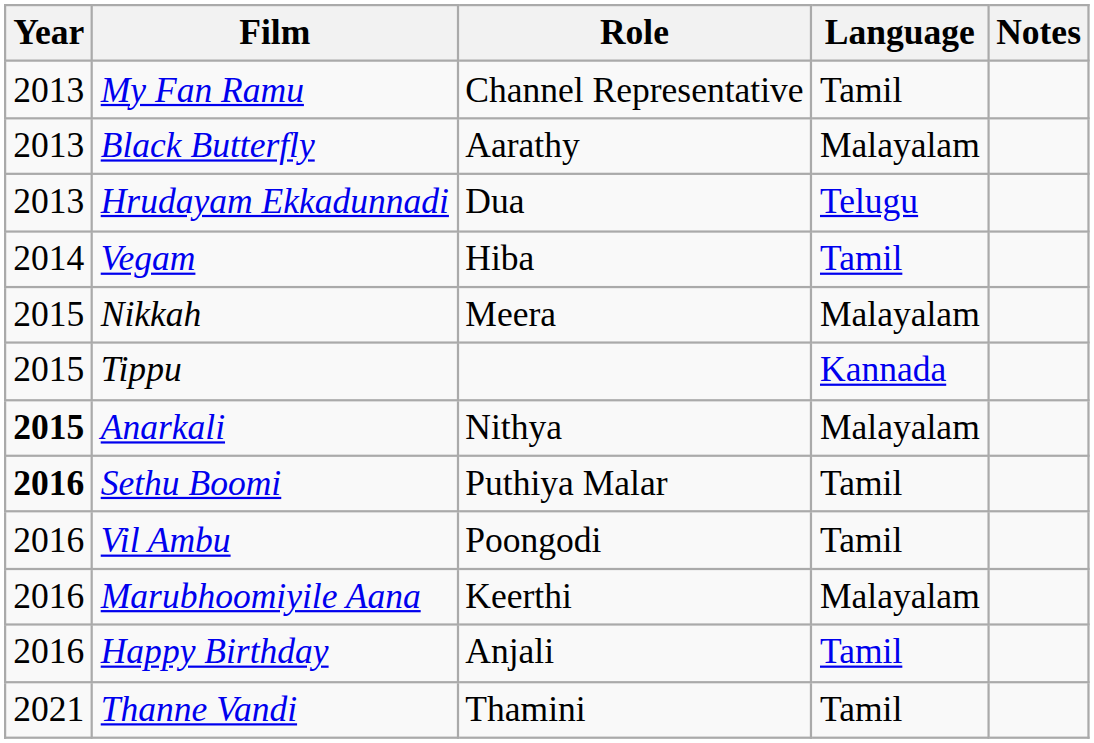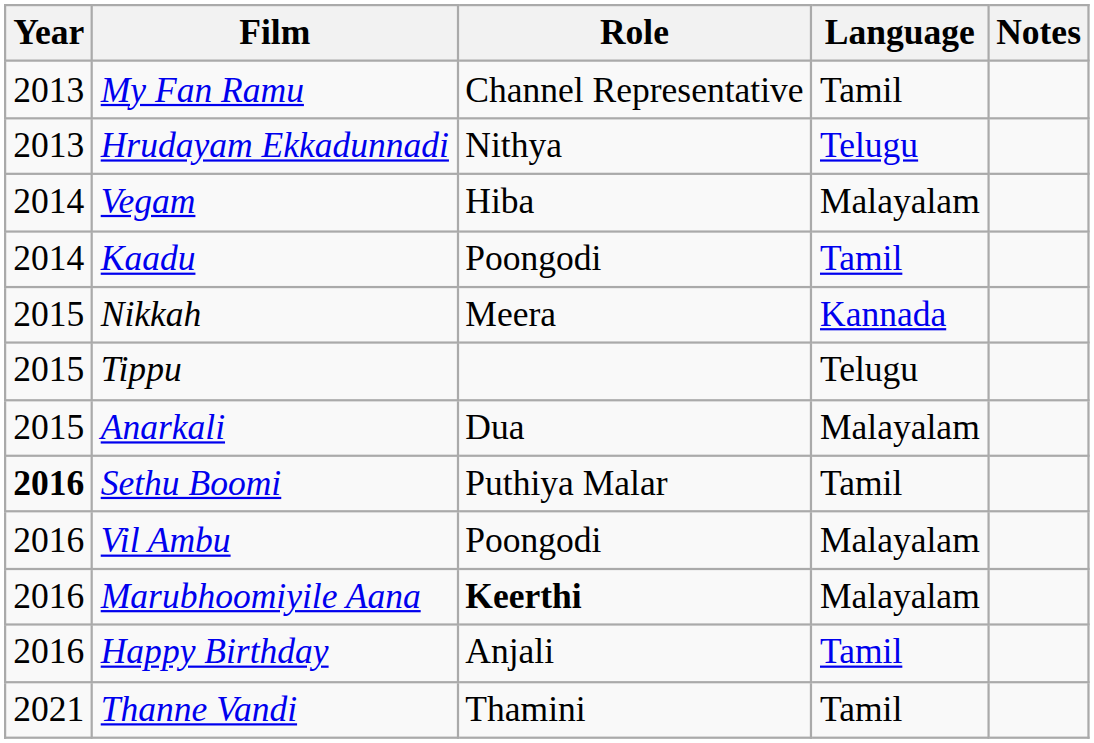- row: (208, 145)
(495, 201) Dua -> (514, 145) Nithya
(861, 257) Tamil -> (900, 201) Malayalam
+ row: (148, 257)
(900, 314) Malayalam -> (883, 314) Kannada
(883, 370) Kannada -> (869, 370) Telugu
(49, 426) bold -> (49, 426) normal
(514, 426) Nithya -> (495, 426) Dua
(861, 539) Tamil -> (900, 539) Malayalam
(519, 595) normal -> (523, 595) bold
